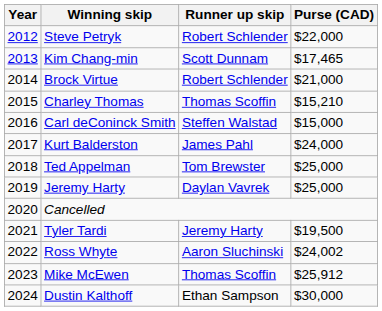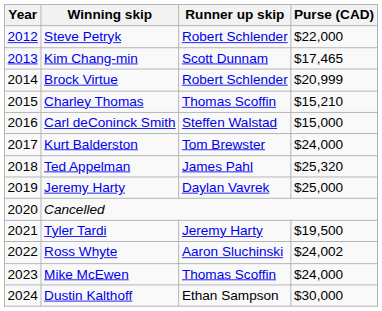(319, 79) $21,000 -> (319, 79) $20,999
(217, 144) James Pahl -> (223, 144) Tom Brewster
(223, 166) Tom Brewster -> (217, 166) James Pahl
(319, 166) $25,000 -> (319, 166) $25,320
(319, 274) $25,912 -> (319, 274) $24,000
